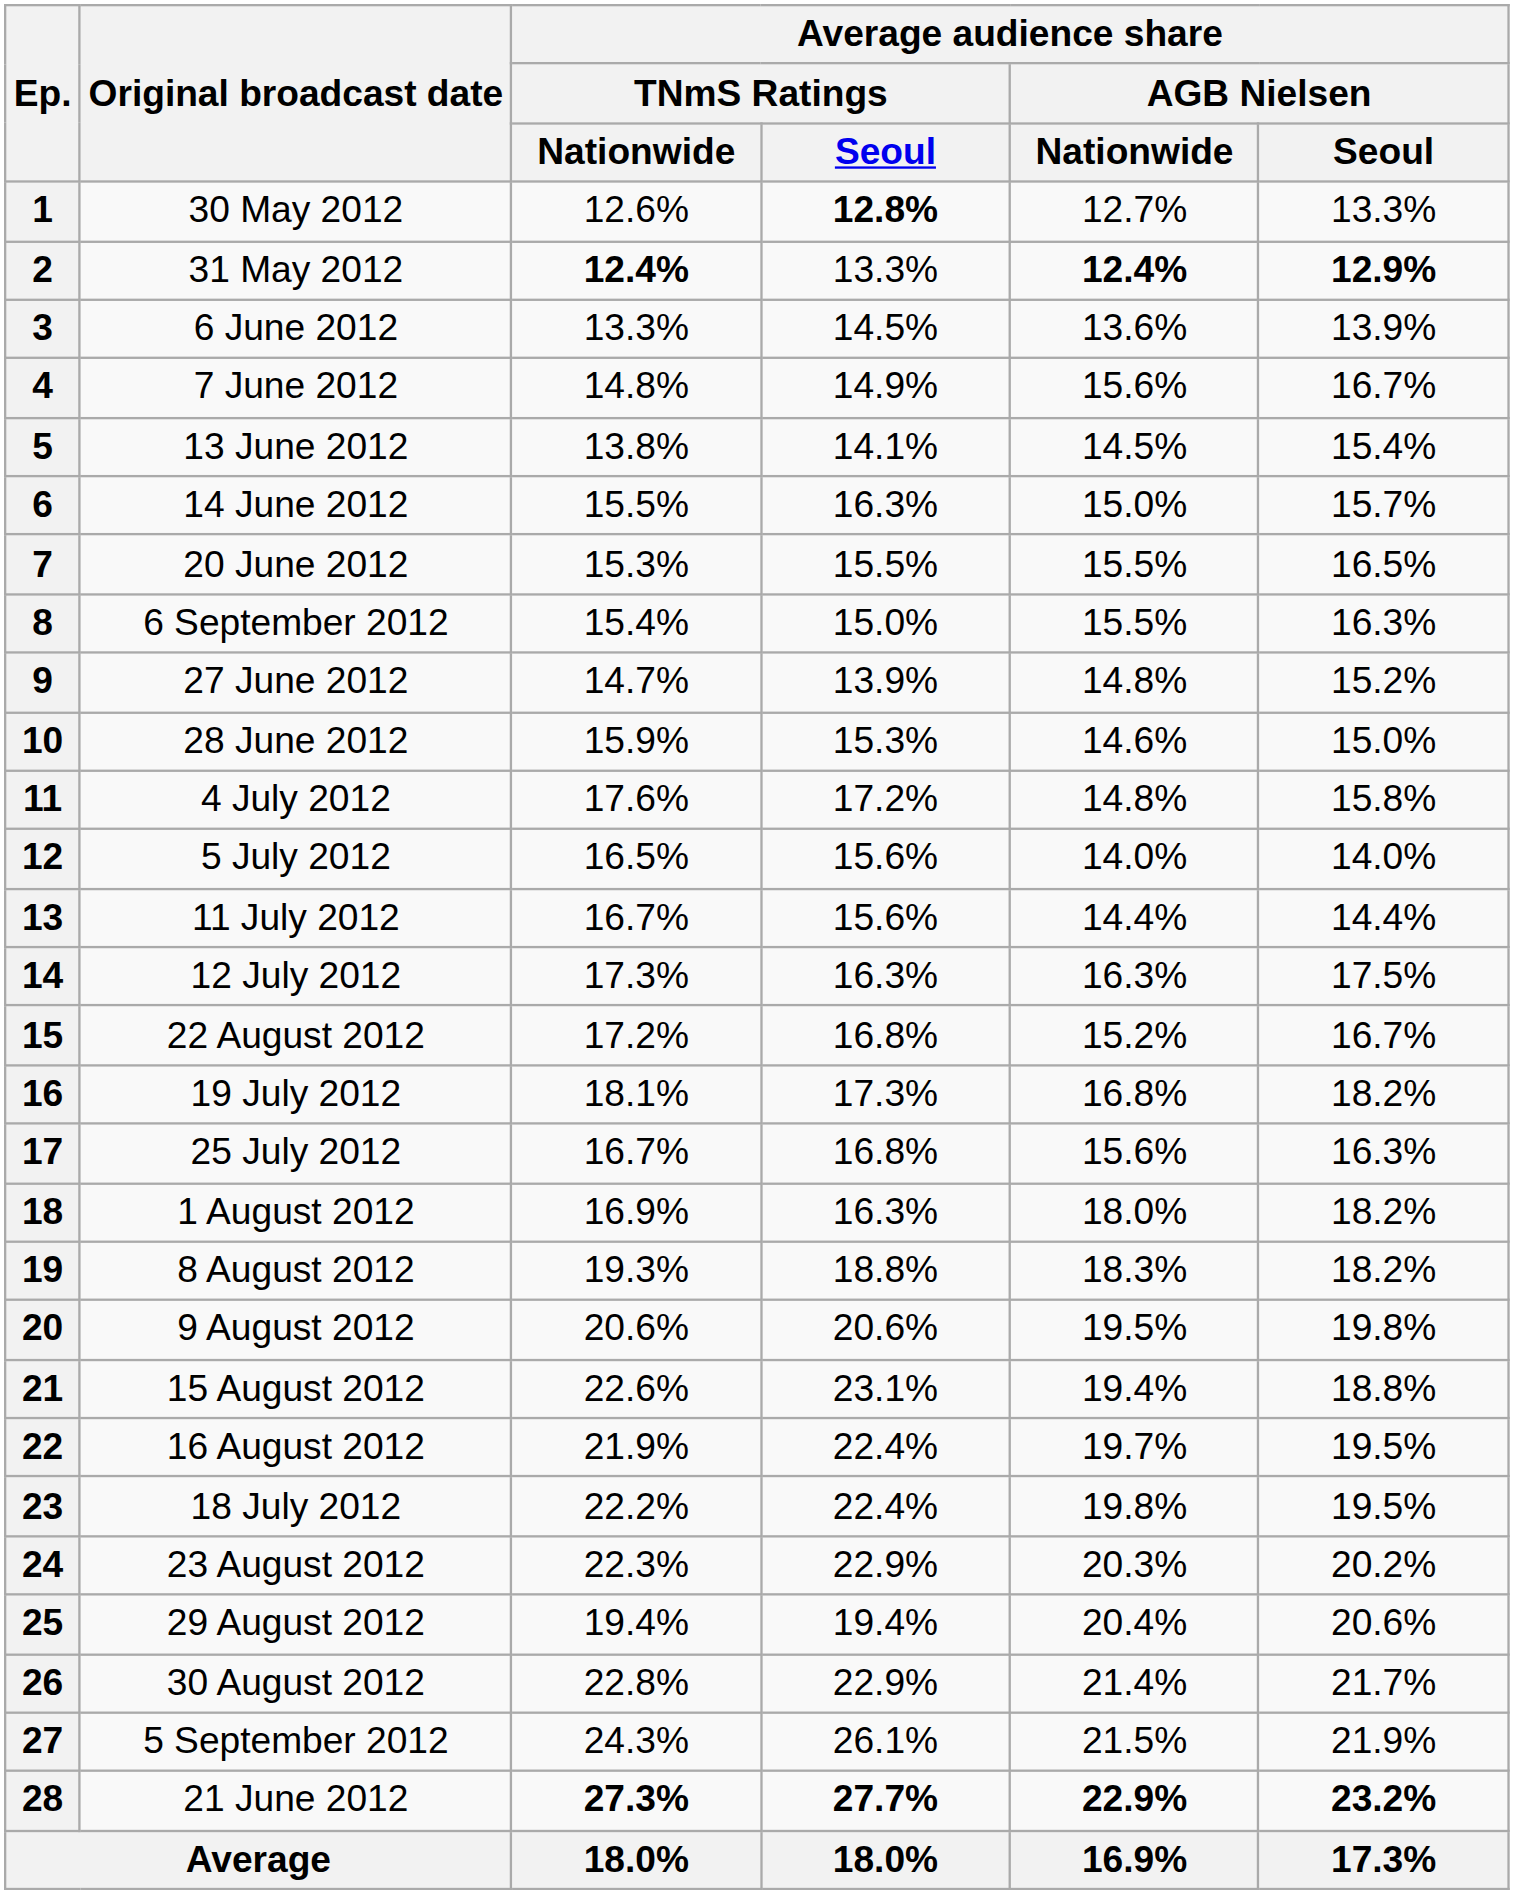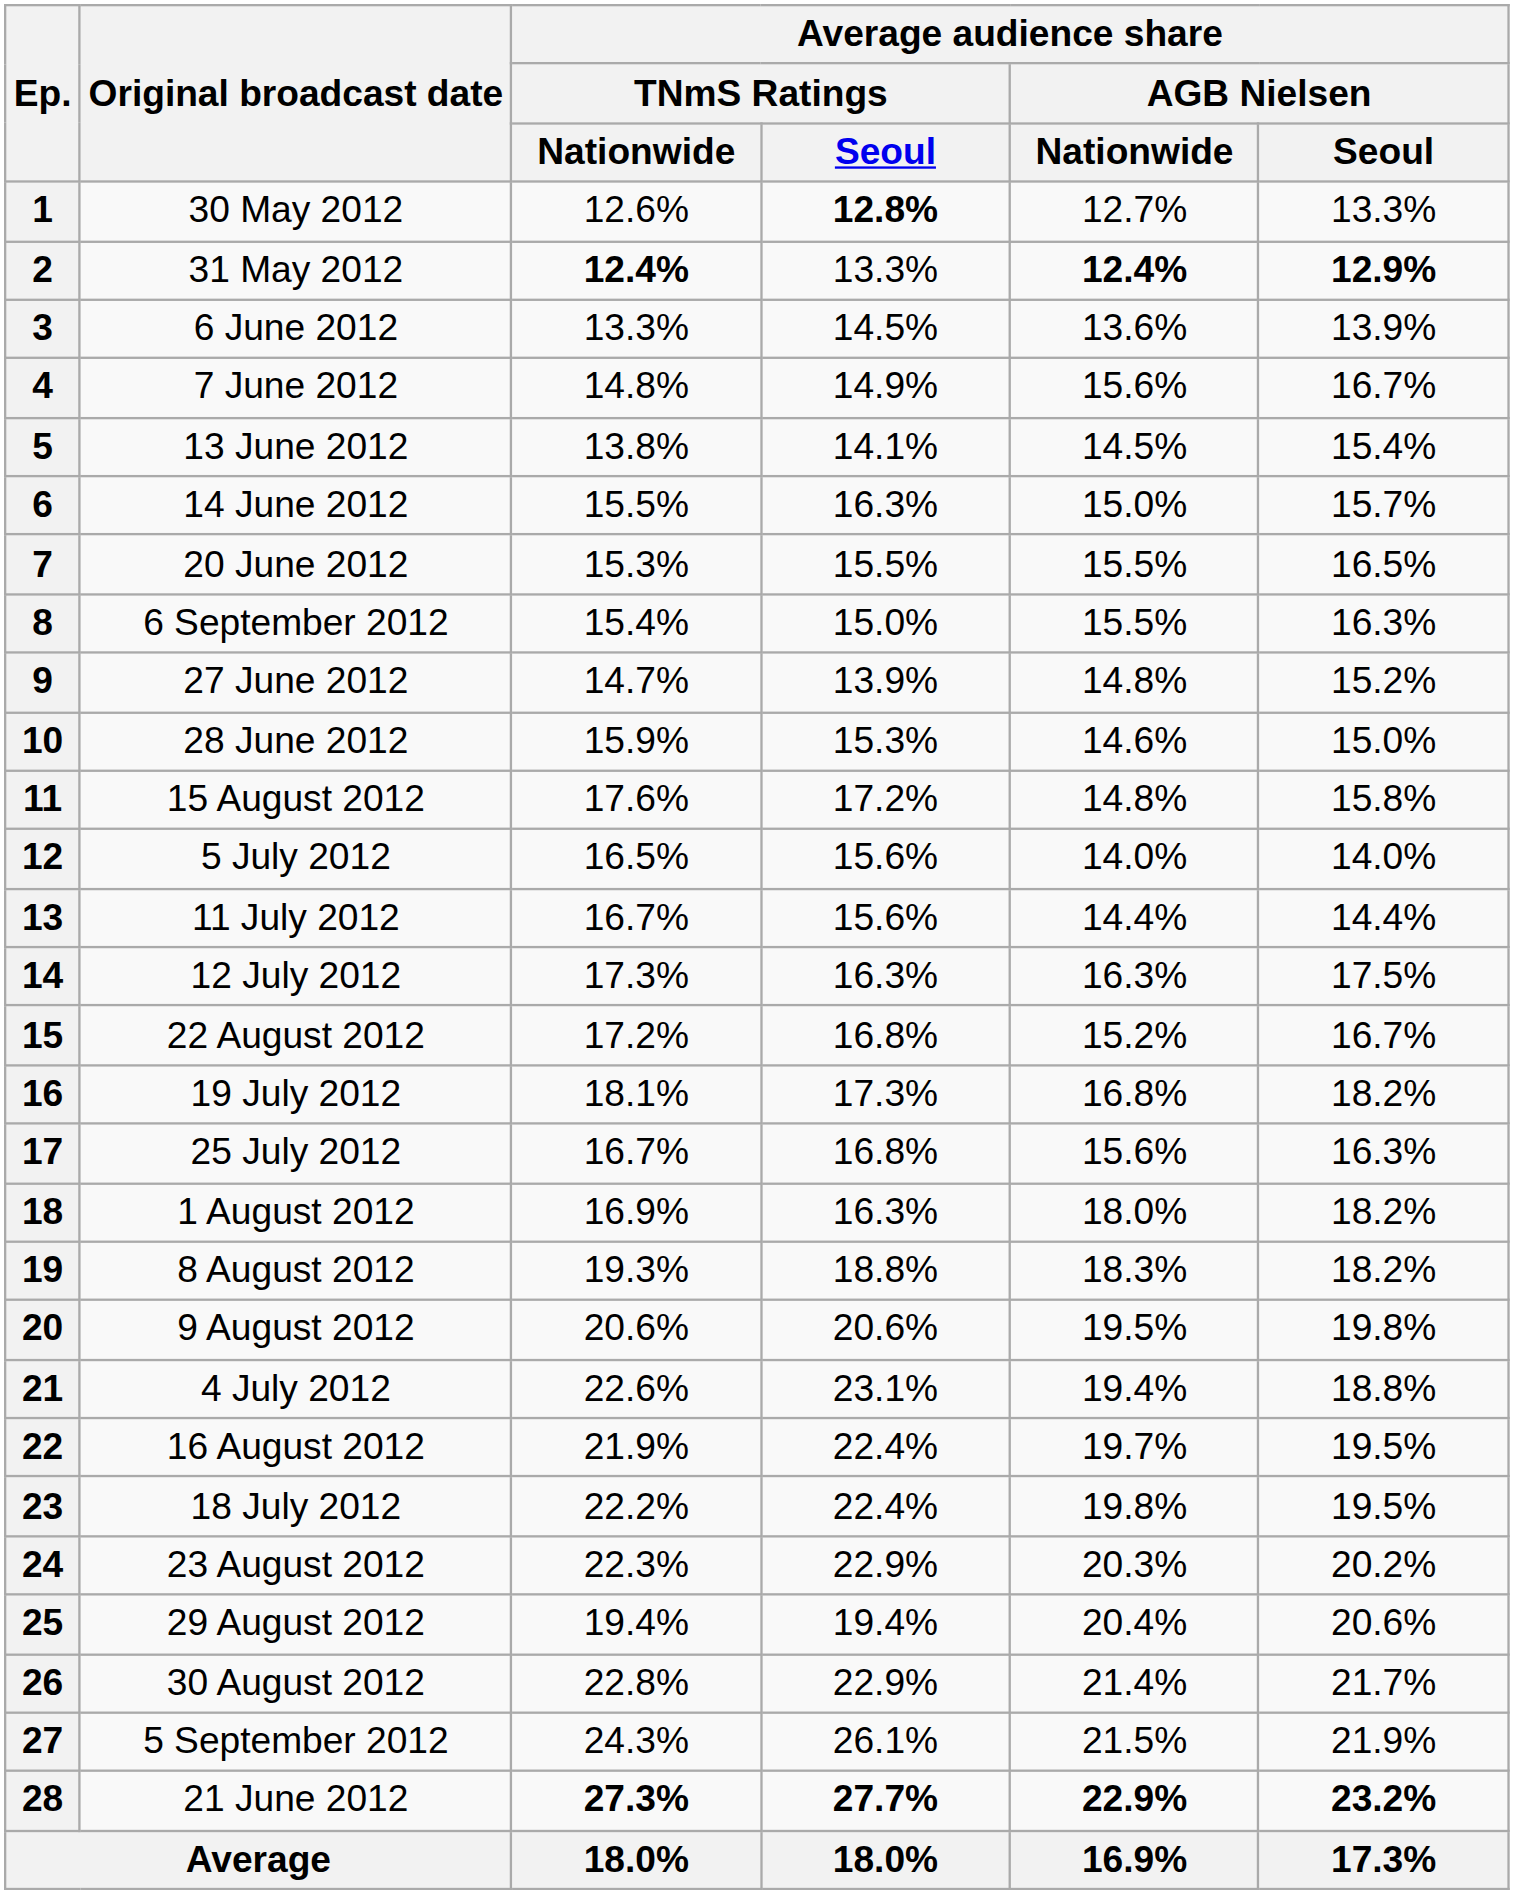(296, 799) 4 July 2012 -> (296, 799) 15 August 2012
(296, 1387) 15 August 2012 -> (296, 1387) 4 July 2012
